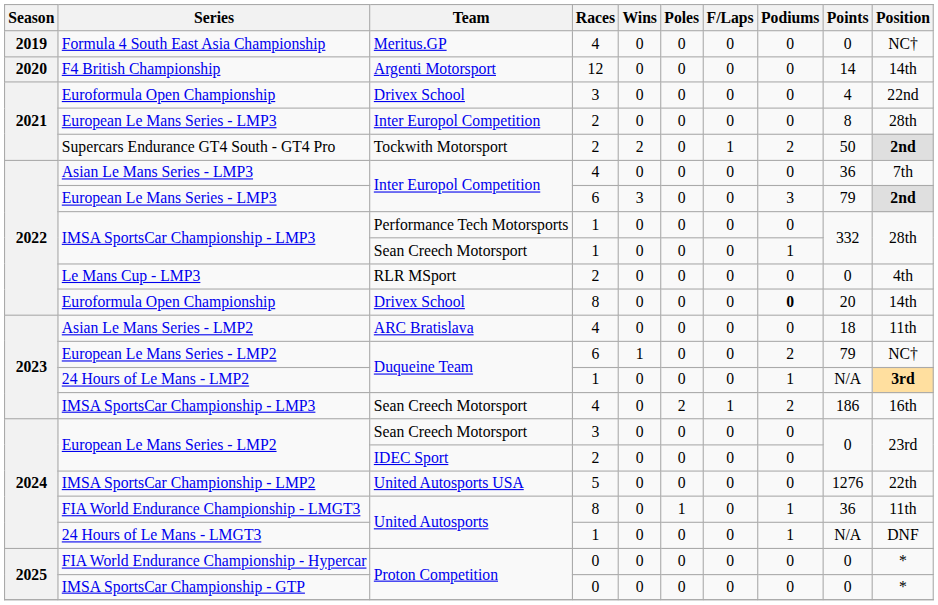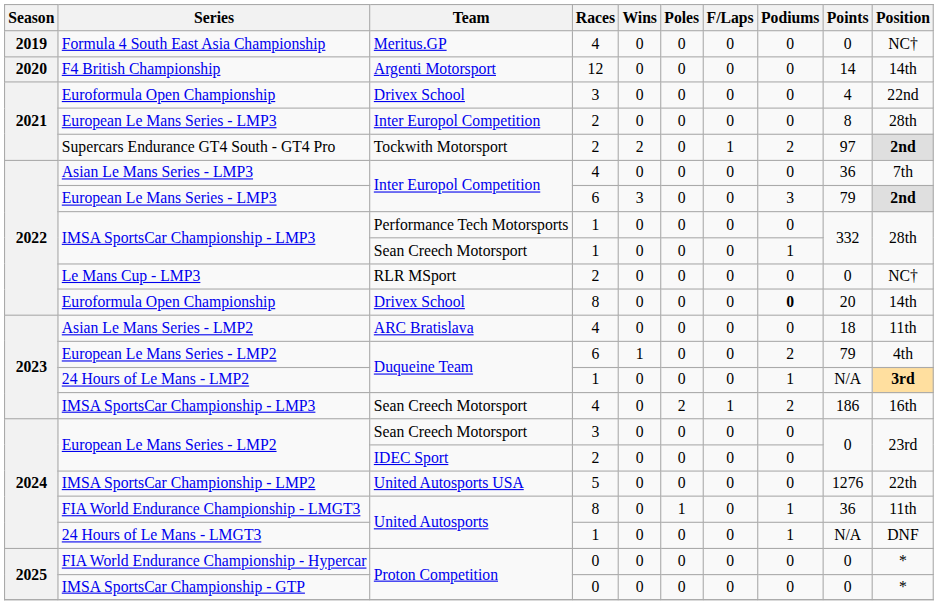(848, 147) 50 -> (848, 147) 97
(903, 276) 4th -> (903, 276) NC†
(903, 354) NC† -> (903, 354) 4th
